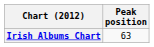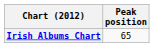(126, 36) 63 -> (126, 36) 65
